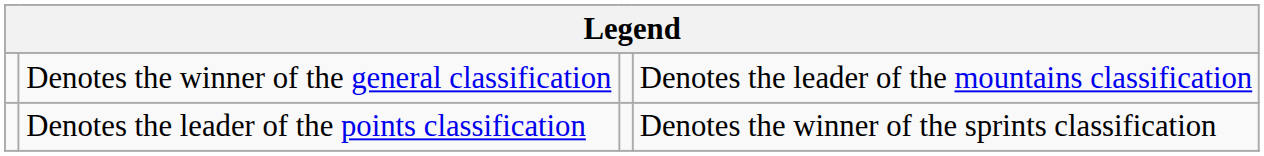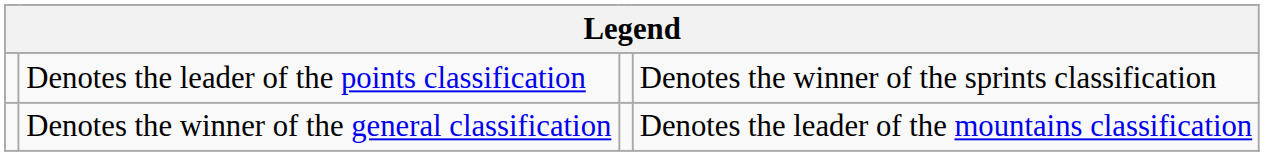rows swapped: (319, 77) <-> (306, 126)
